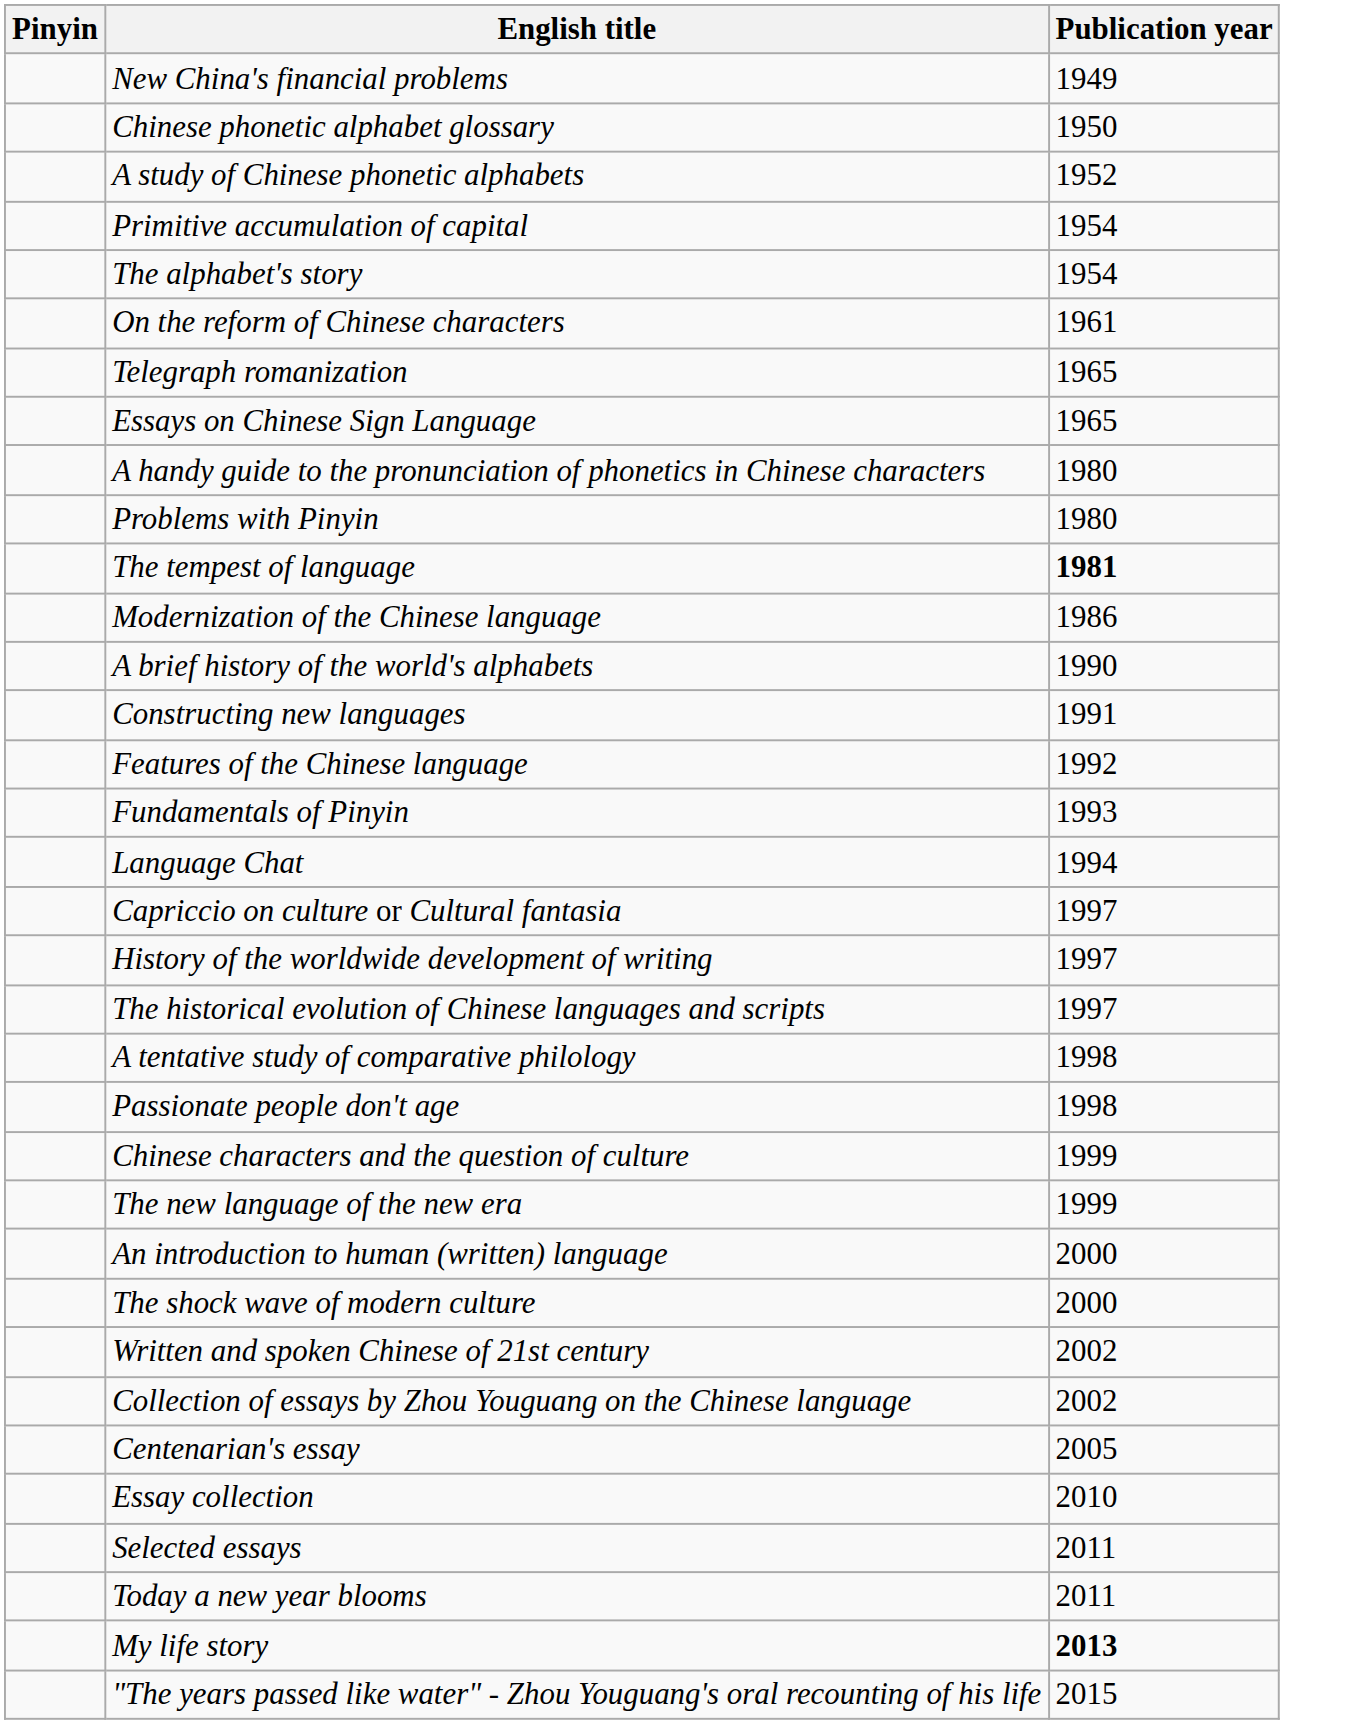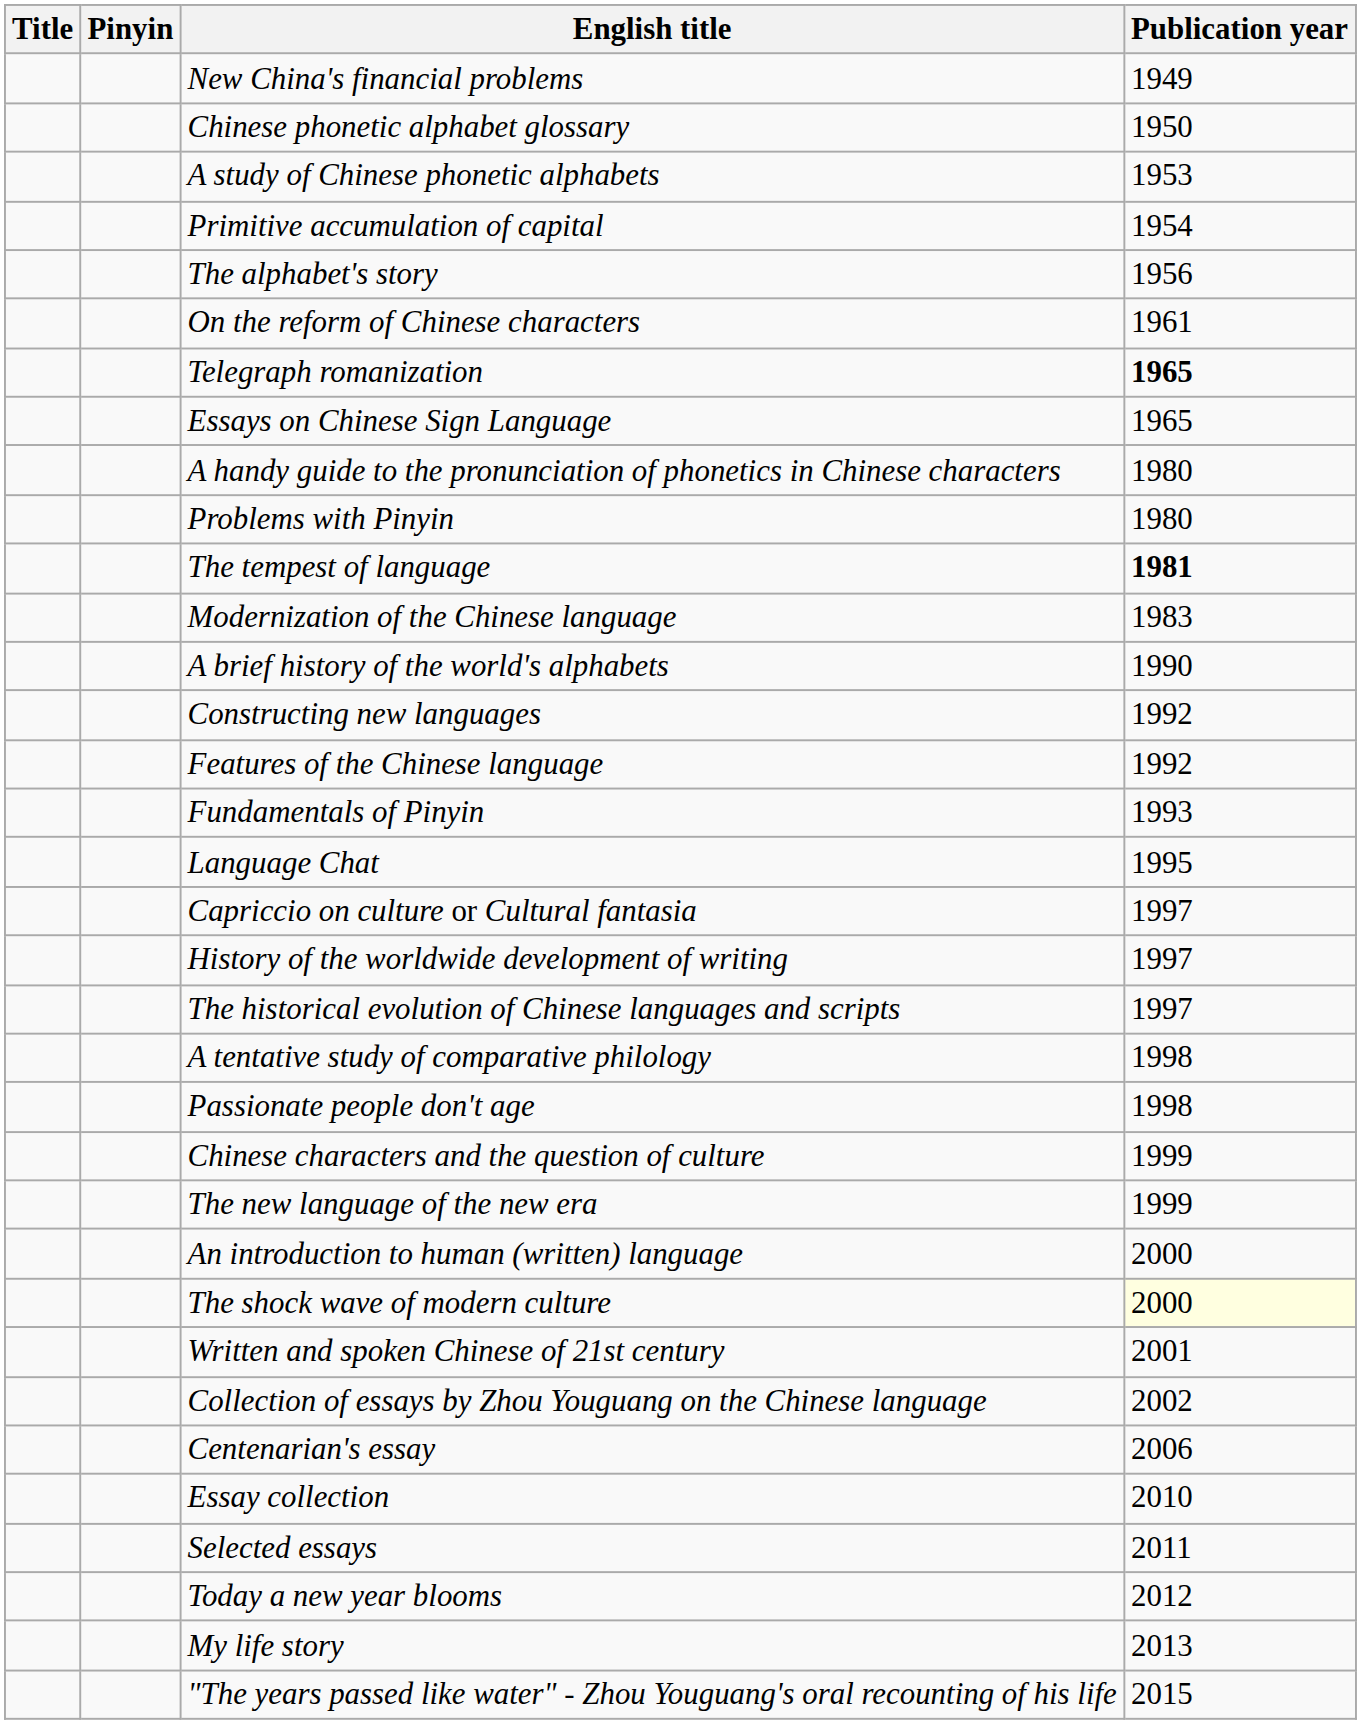+ column: (43, 28)
(1086, 175) 1952 -> (1162, 175) 1953
(1086, 273) 1954 -> (1162, 273) 1956
(1086, 371) normal -> (1162, 371) bold
(1086, 616) 1986 -> (1162, 616) 1983
(1086, 714) 1991 -> (1162, 714) 1992
(1086, 861) 1994 -> (1162, 861) 1995
(1086, 1302) no background -> (1162, 1302) lightyellow background
(1086, 1351) 2002 -> (1162, 1351) 2001
(1086, 1449) 2005 -> (1162, 1449) 2006
(1086, 1596) 2011 -> (1162, 1596) 2012
(1086, 1645) bold -> (1162, 1645) normal
